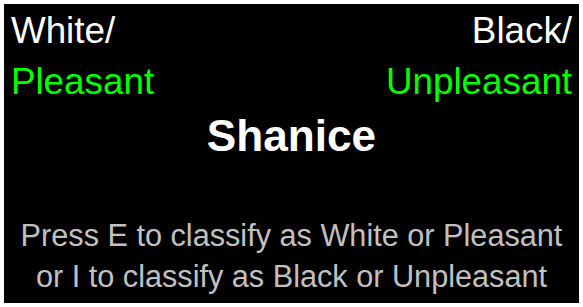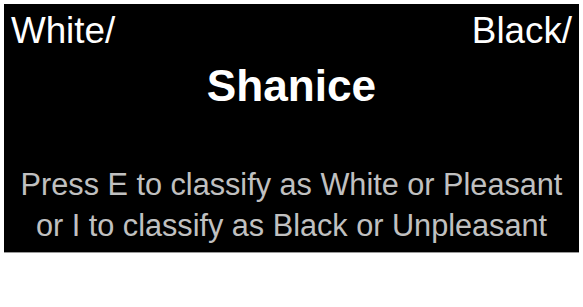- row: (83, 81)
